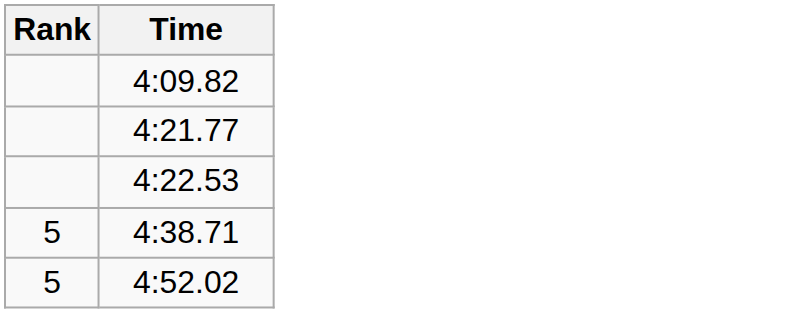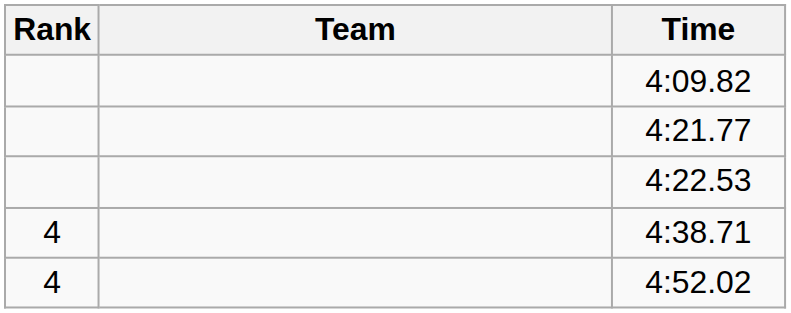+ column: (355, 29)
(52, 231) 5 -> (52, 231) 4
(52, 282) 5 -> (52, 282) 4
